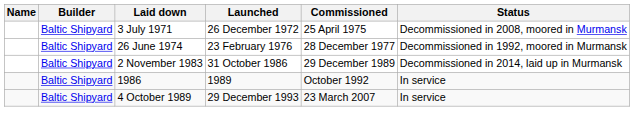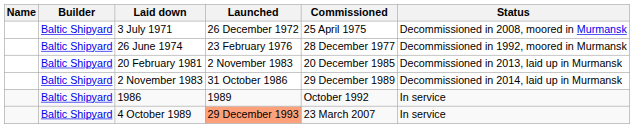+ row: (160, 64)
(253, 98) no background -> (253, 115) lightsalmon background
